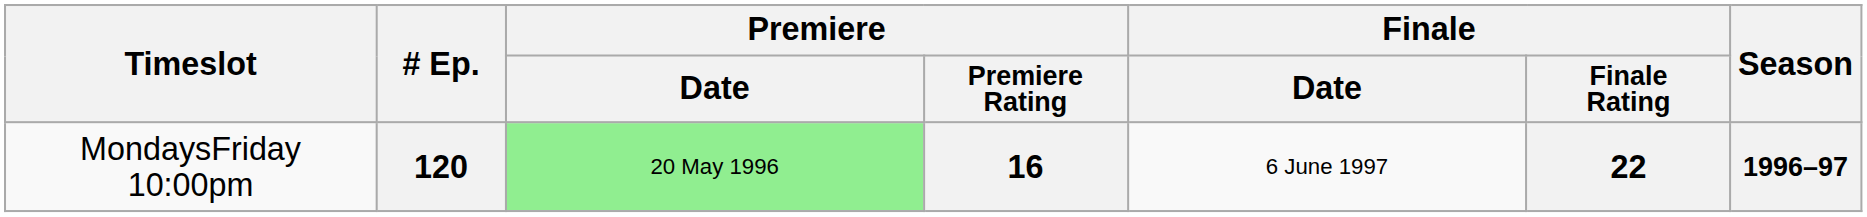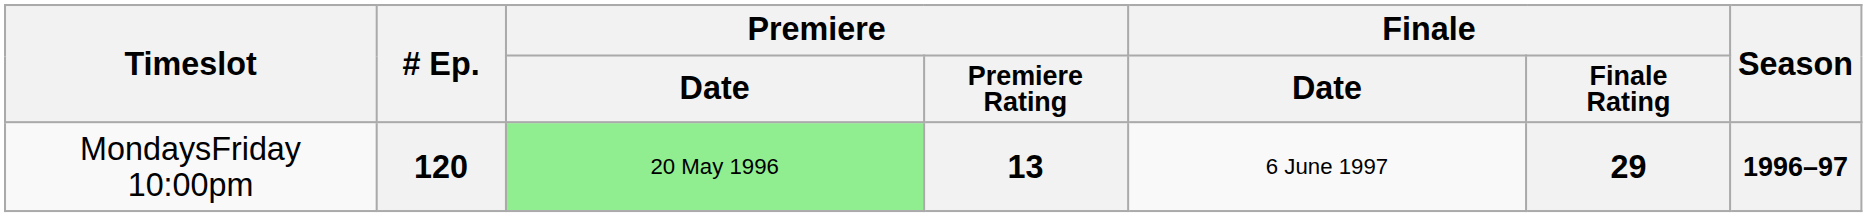(1025, 166) 16 -> (1025, 166) 13
(1628, 166) 22 -> (1628, 166) 29
